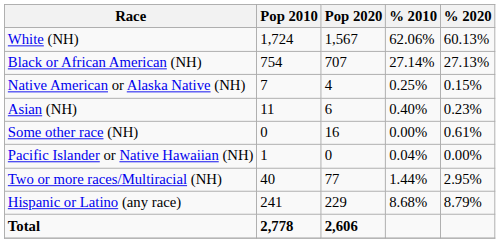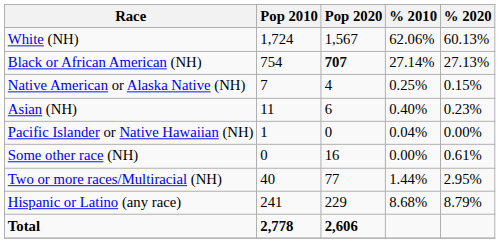(336, 62) normal -> (336, 62) bold
rows swapped: (131, 156) <-> (73, 132)
